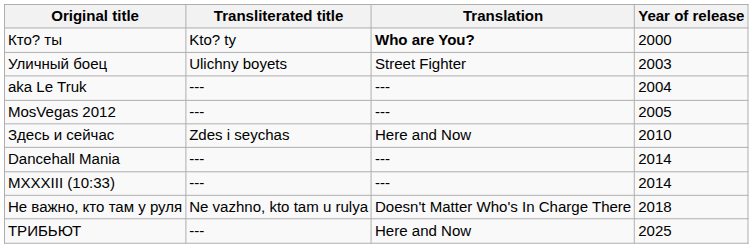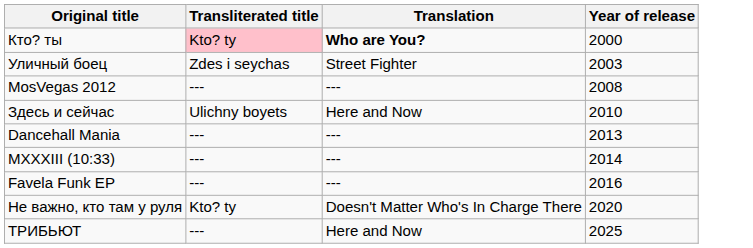(213, 40) no background -> (213, 40) pink background
(238, 64) Ulichny boyets -> (239, 64) Zdes i seychas
- row: (47, 87)
(655, 111) 2005 -> (606, 87) 2008
(239, 135) Zdes i seychas -> (238, 111) Ulichny boyets
(655, 159) 2014 -> (606, 135) 2013
+ row: (61, 183)
(279, 207) Ne vazhno, kto tam u rulya -> (213, 207) Kto? ty
(655, 207) 2018 -> (606, 207) 2020
